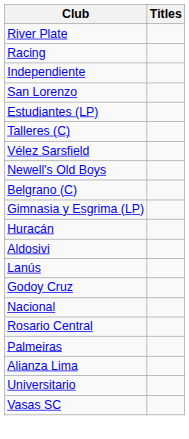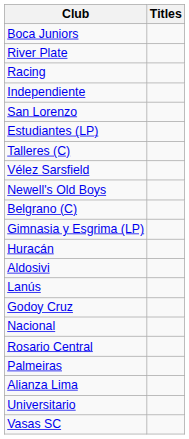+ row: (43, 33)
